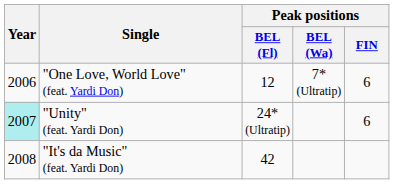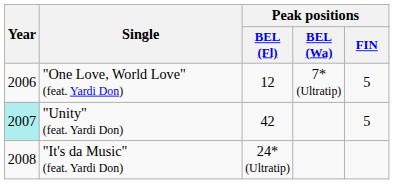(367, 82) 6 -> (367, 82) 5
(268, 121) 24* (Ultratip) -> (268, 121) 42
(367, 121) 6 -> (367, 121) 5
(268, 159) 42 -> (268, 159) 24* (Ultratip)
